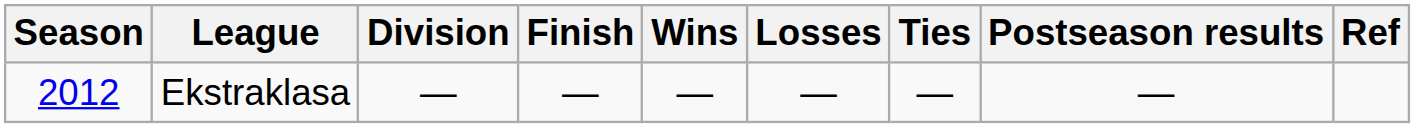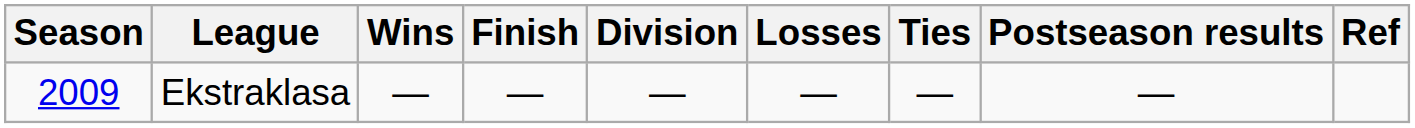columns swapped: (438, 33) <-> (695, 33)
(79, 91) 2012 -> (79, 91) 2009
